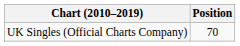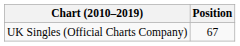(212, 31) 70 -> (212, 31) 67
